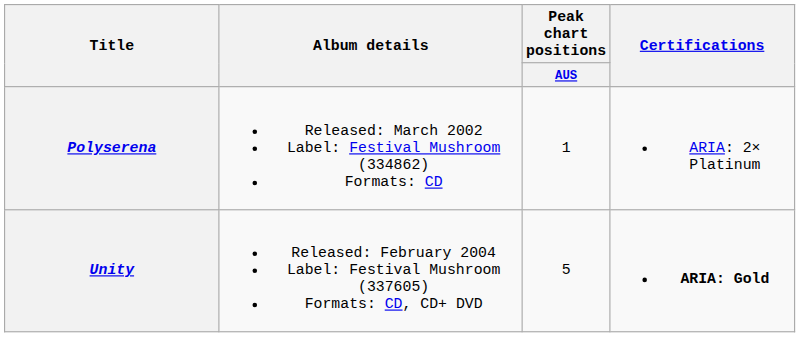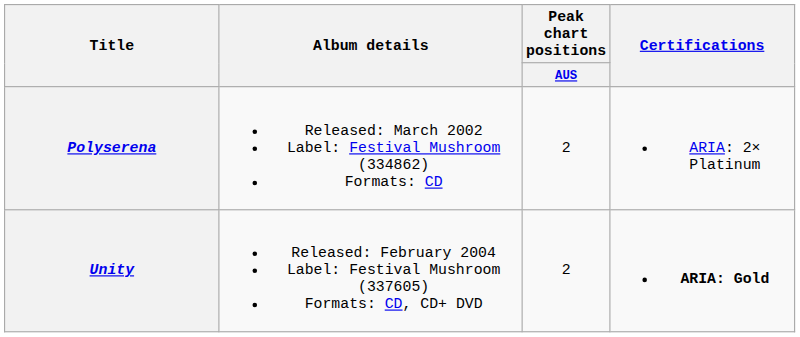(566, 148) 1 -> (566, 148) 2
(566, 270) 5 -> (566, 270) 2
